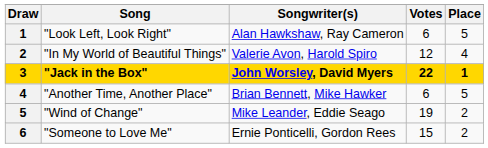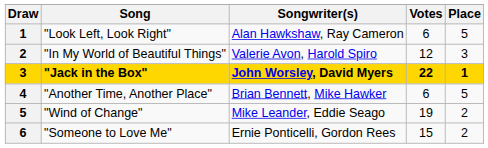(465, 53) 4 -> (465, 53) 3
